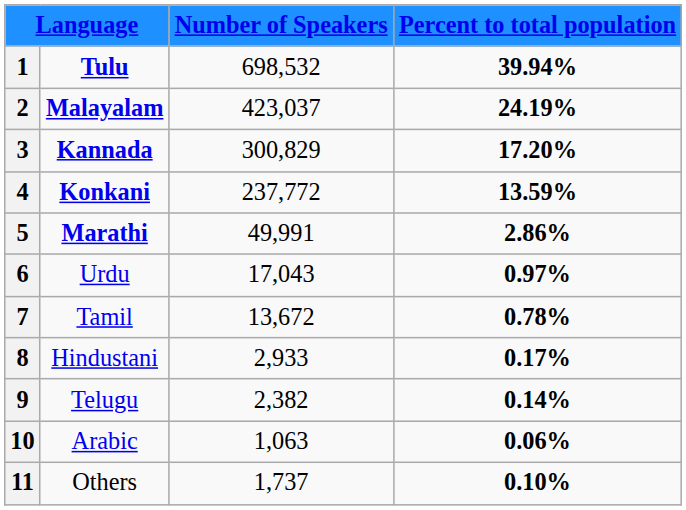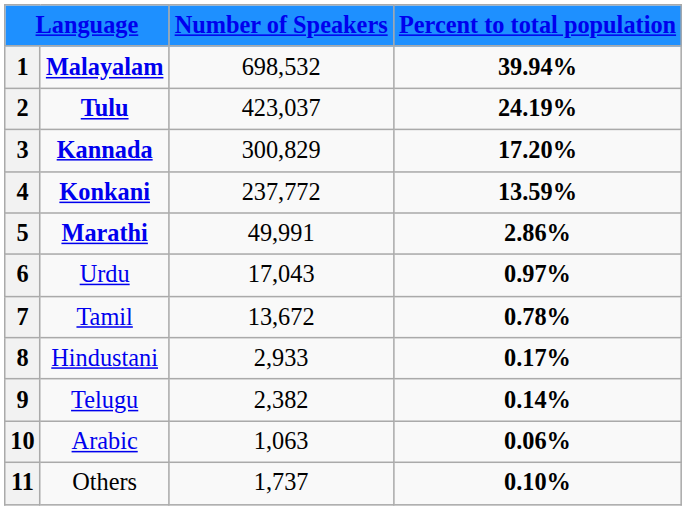(105, 66) Tulu -> (105, 66) Malayalam
(105, 108) Malayalam -> (105, 108) Tulu
